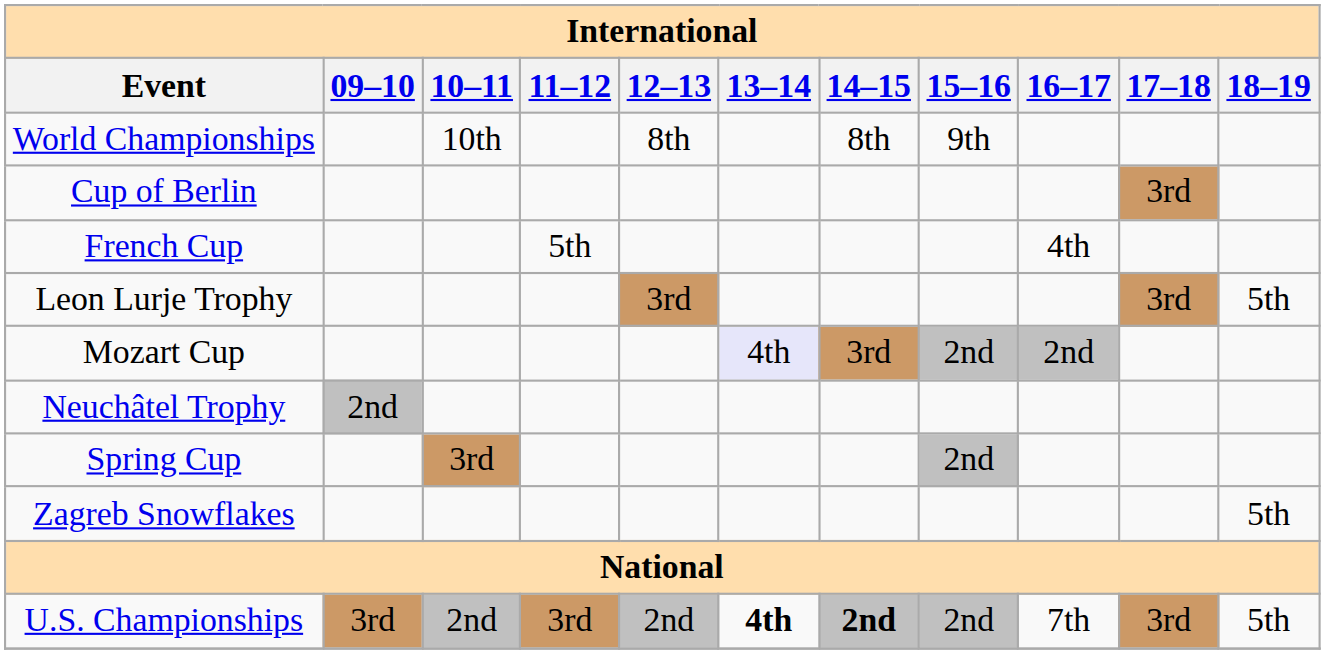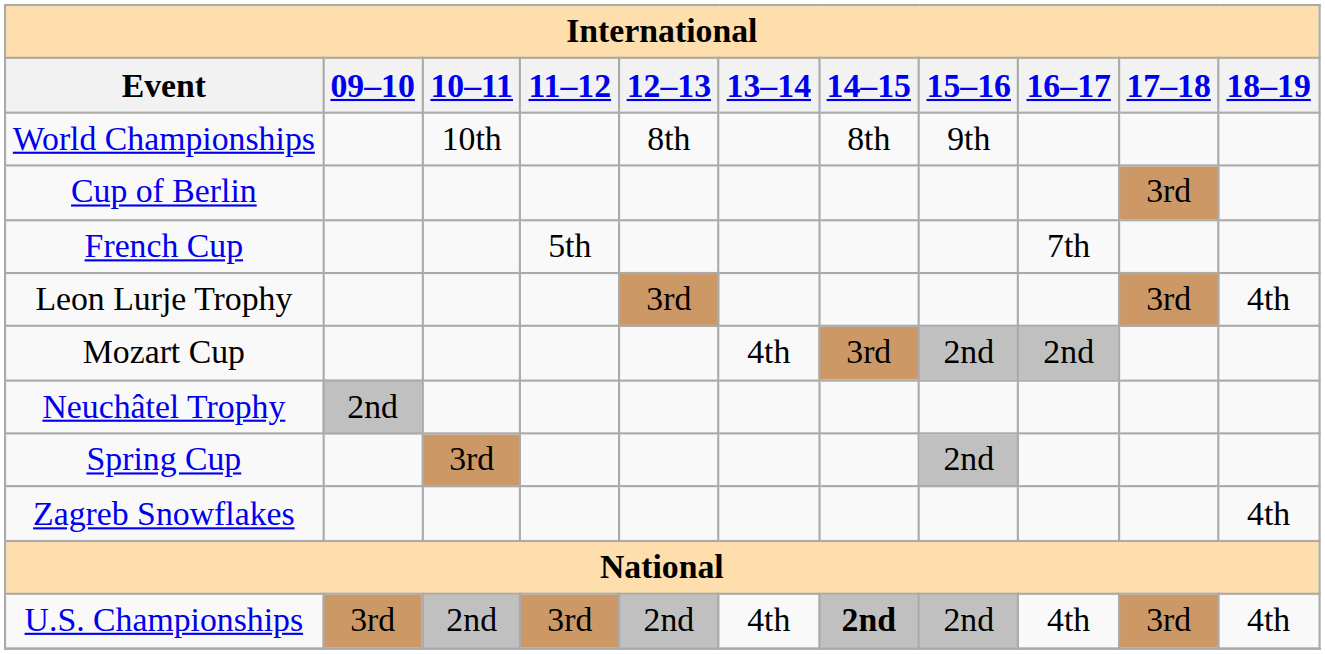(1069, 245) 4th -> (1069, 245) 7th
(1269, 298) 5th -> (1269, 298) 4th
(769, 352) lavender background -> (769, 352) no background
(1269, 513) 5th -> (1269, 513) 4th
(769, 620) bold -> (769, 620) normal
(1069, 620) 7th -> (1069, 620) 4th
(1269, 620) 5th -> (1269, 620) 4th
